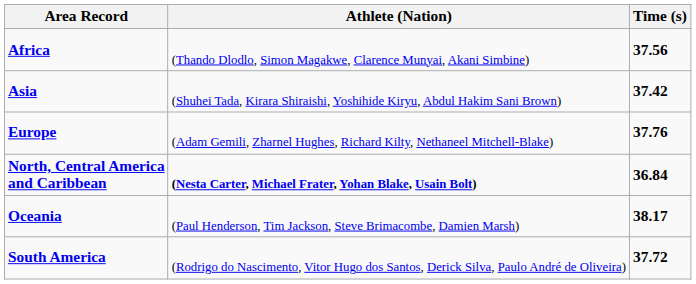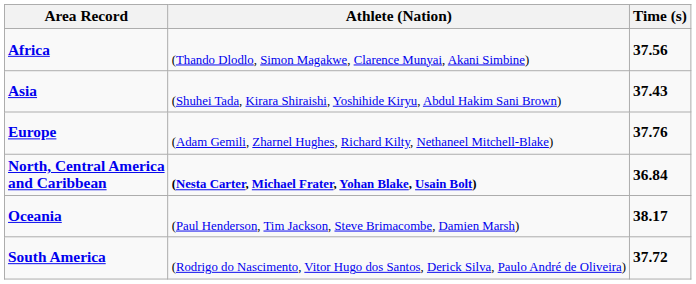(650, 91) 37.42 -> (650, 91) 37.43
